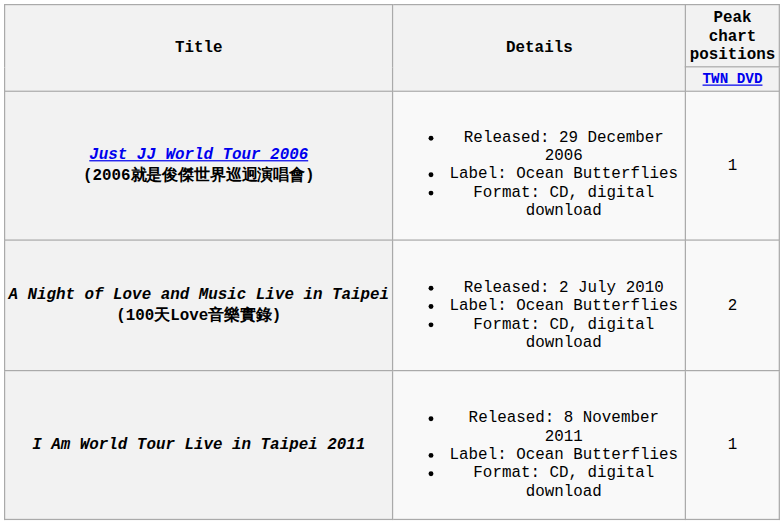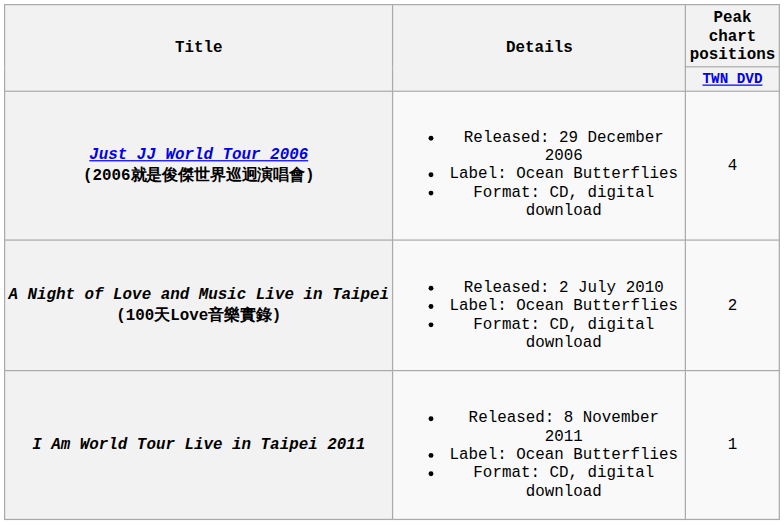(732, 166) 1 -> (732, 166) 4
